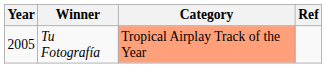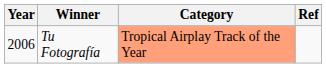(21, 44) 2005 -> (21, 44) 2006
